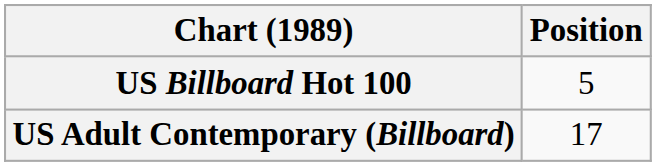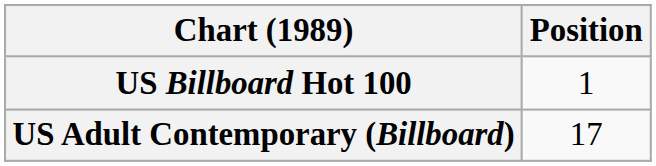(586, 82) 5 -> (586, 82) 1
